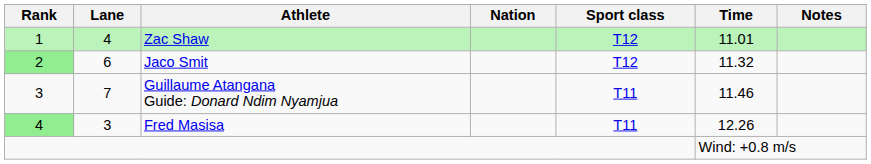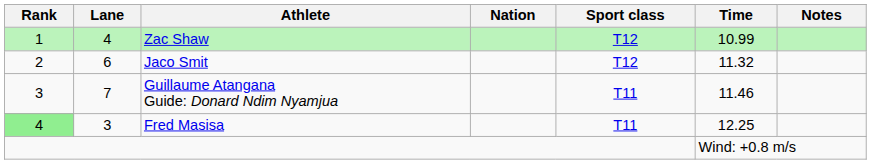(736, 39) 11.01 -> (736, 39) 10.99
(39, 62) lightgreen background -> (39, 62) no background
(736, 124) 12.26 -> (736, 124) 12.25
